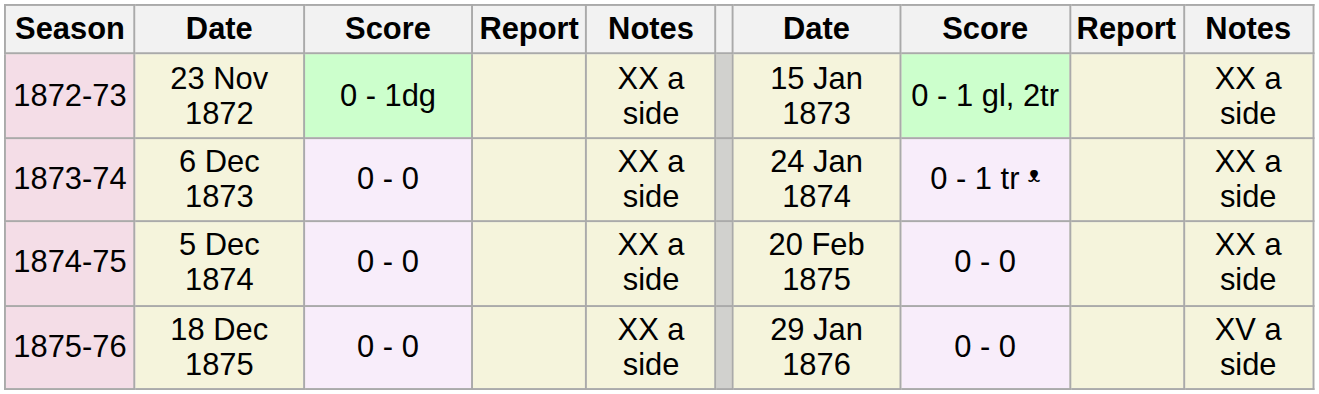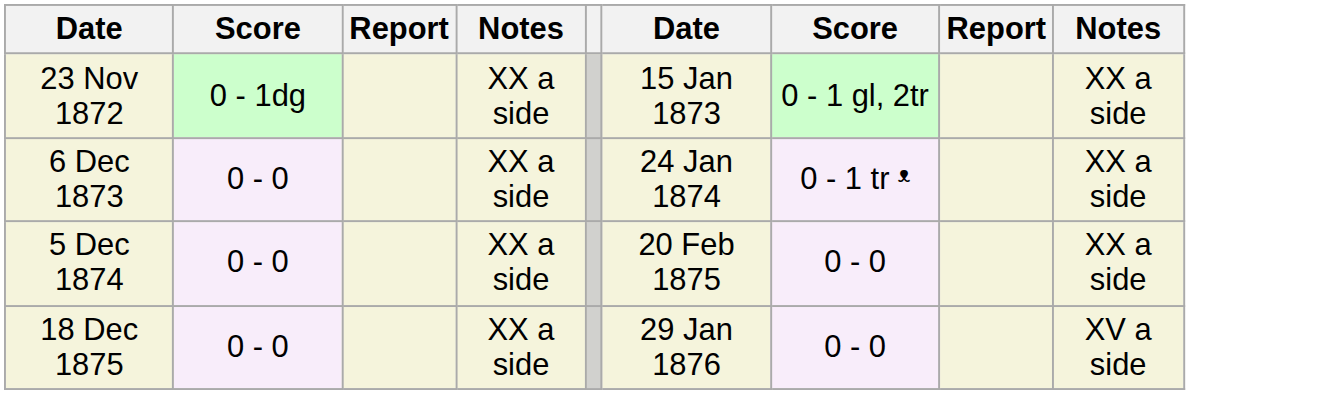- column: (70, 28)
